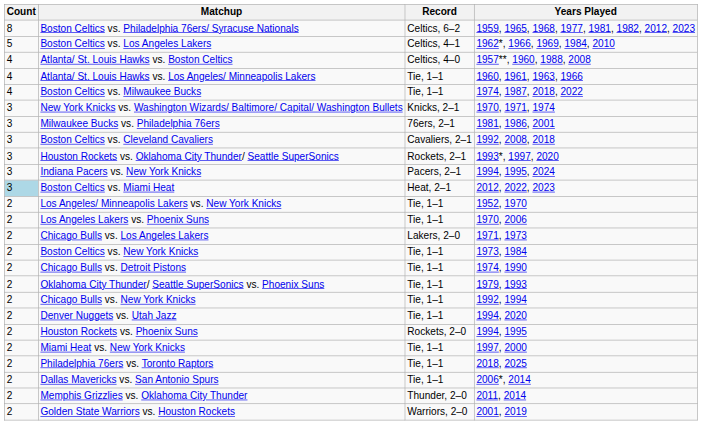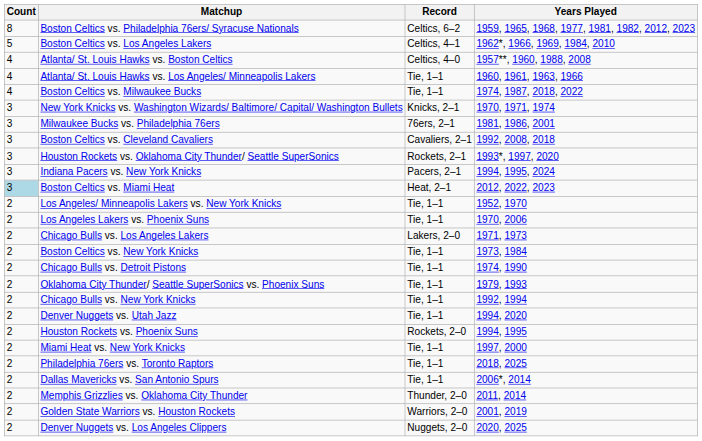+ row: (133, 428)
